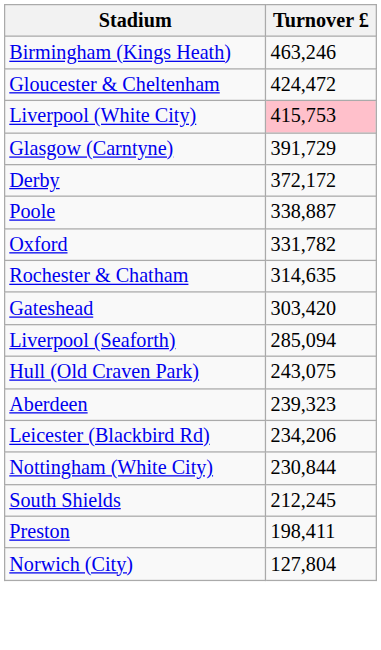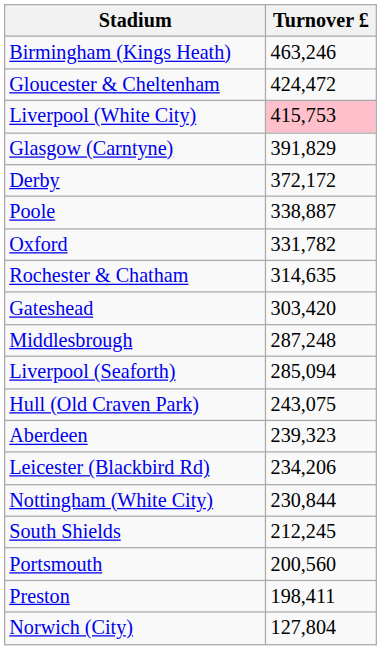(303, 148) 391,729 -> (303, 148) 391,829
+ row: (71, 340)
+ row: (56, 564)
